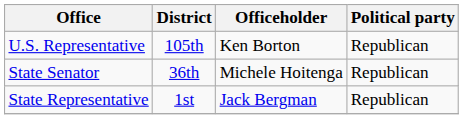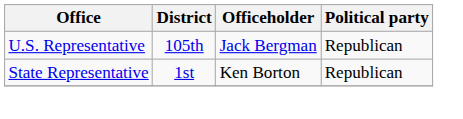(260, 45) Ken Borton -> (268, 45) Jack Bergman
- row: (54, 72)
(268, 99) Jack Bergman -> (260, 72) Ken Borton
